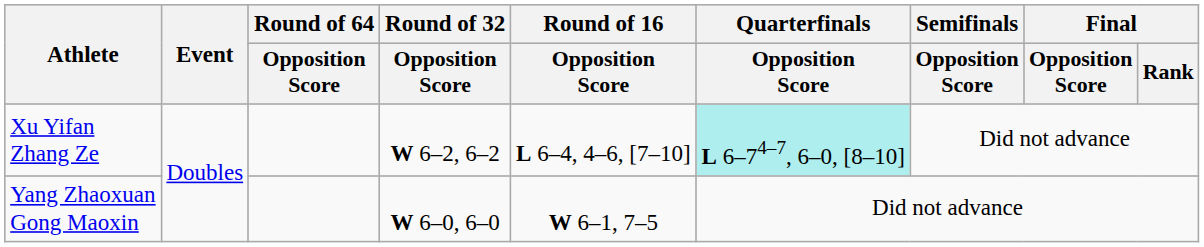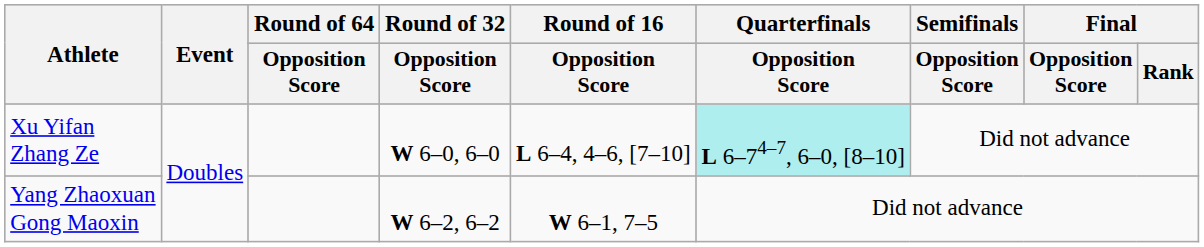(445, 153) W 6–2, 6–2 -> (445, 153) W 6–0, 6–0
(445, 221) W 6–0, 6–0 -> (445, 221) W 6–2, 6–2
